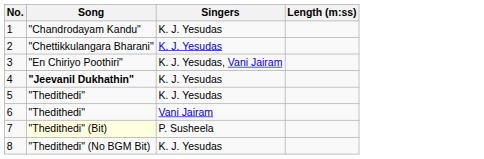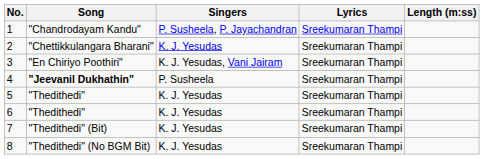+ column: (352, 13)
(190, 29) K. J. Yesudas -> (228, 29) P. Susheela, P. Jayachandran
(190, 79) K. J. Yesudas -> (186, 79) P. Susheela
(186, 112) Vani Jairam -> (190, 112) K. J. Yesudas
(68, 129) lightyellow background -> (68, 129) no background
(186, 129) P. Susheela -> (190, 129) K. J. Yesudas
